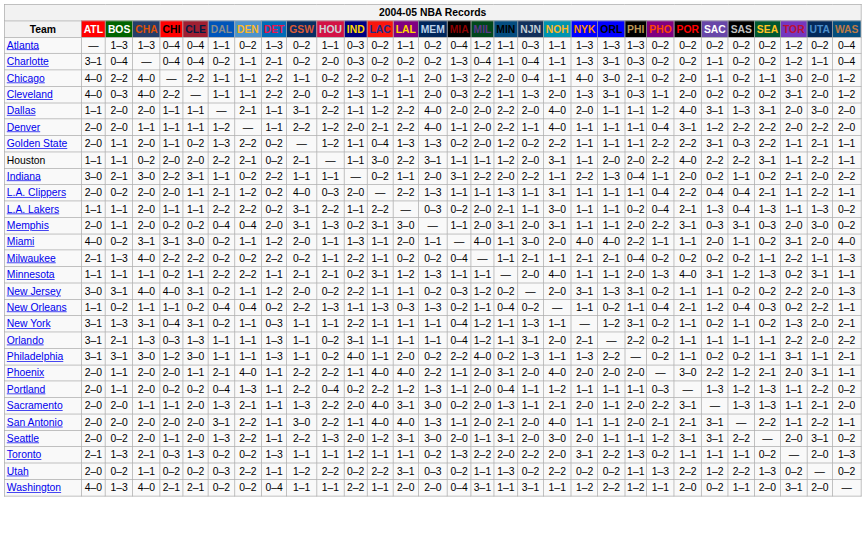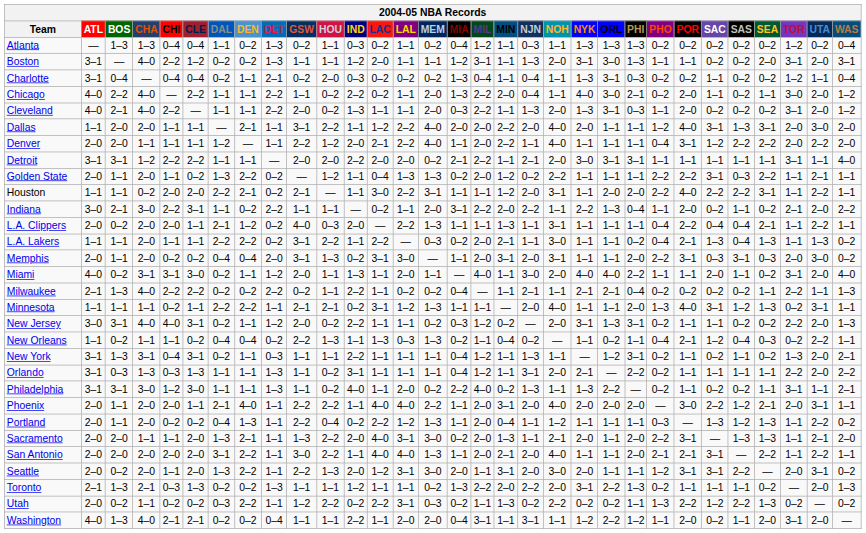+ row: (23, 62)
(119, 95) 0–3 -> (119, 111) 2–1
+ row: (22, 160)
(119, 341) 2–1 -> (119, 373) 0–3
